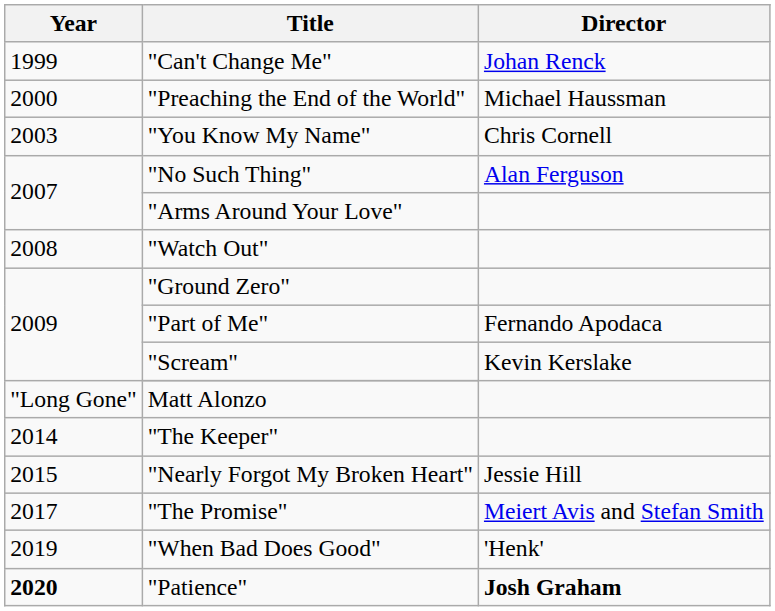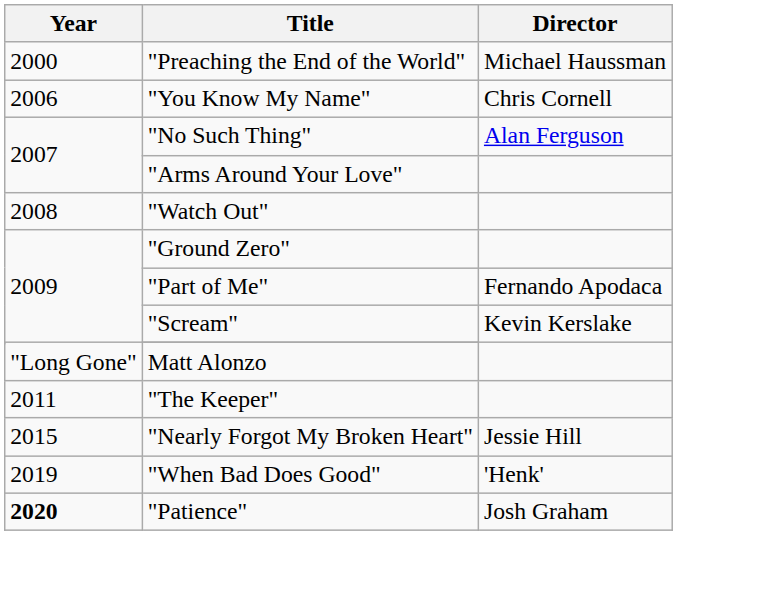- row: (240, 60)
(34, 135) 2003 -> (34, 98) 2006
(34, 436) 2014 -> (33, 398) 2011
- row: (218, 511)
(553, 586) bold -> (546, 511) normal
